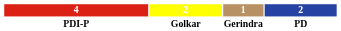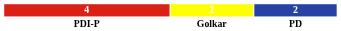- column: (243, 10)
